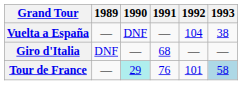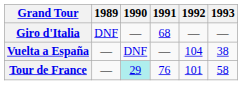rows swapped: (48, 32) <-> (48, 51)
(223, 70) lightblue background -> (223, 70) no background
